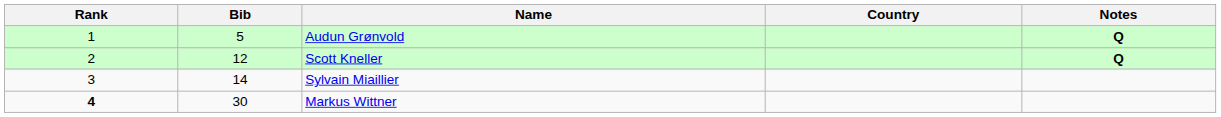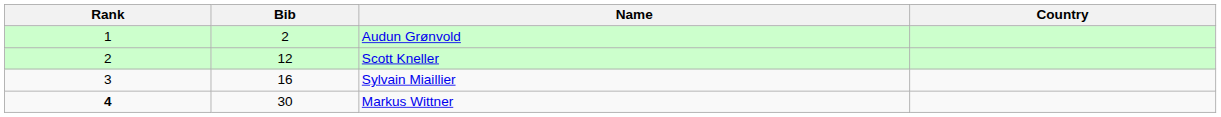- column: (1118, 15)
(240, 36) 5 -> (285, 36) 2
(240, 79) 14 -> (285, 79) 16
